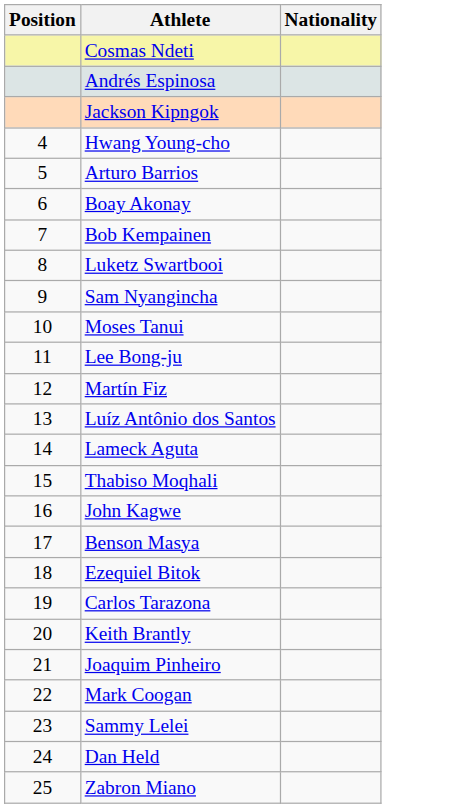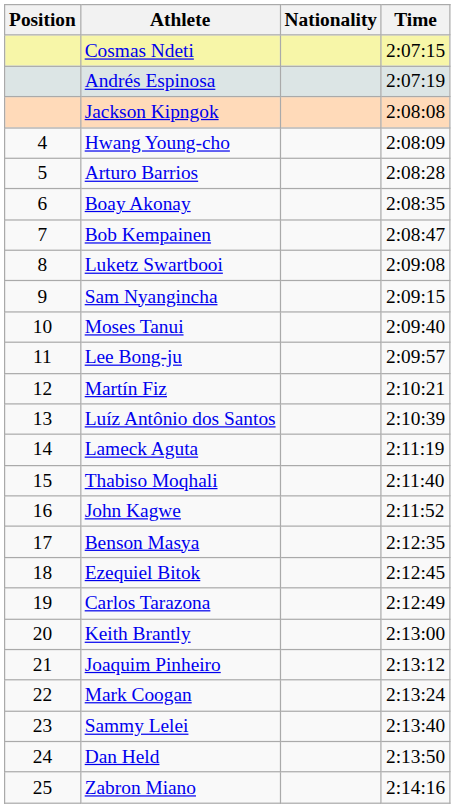+ column: (416, 19)
